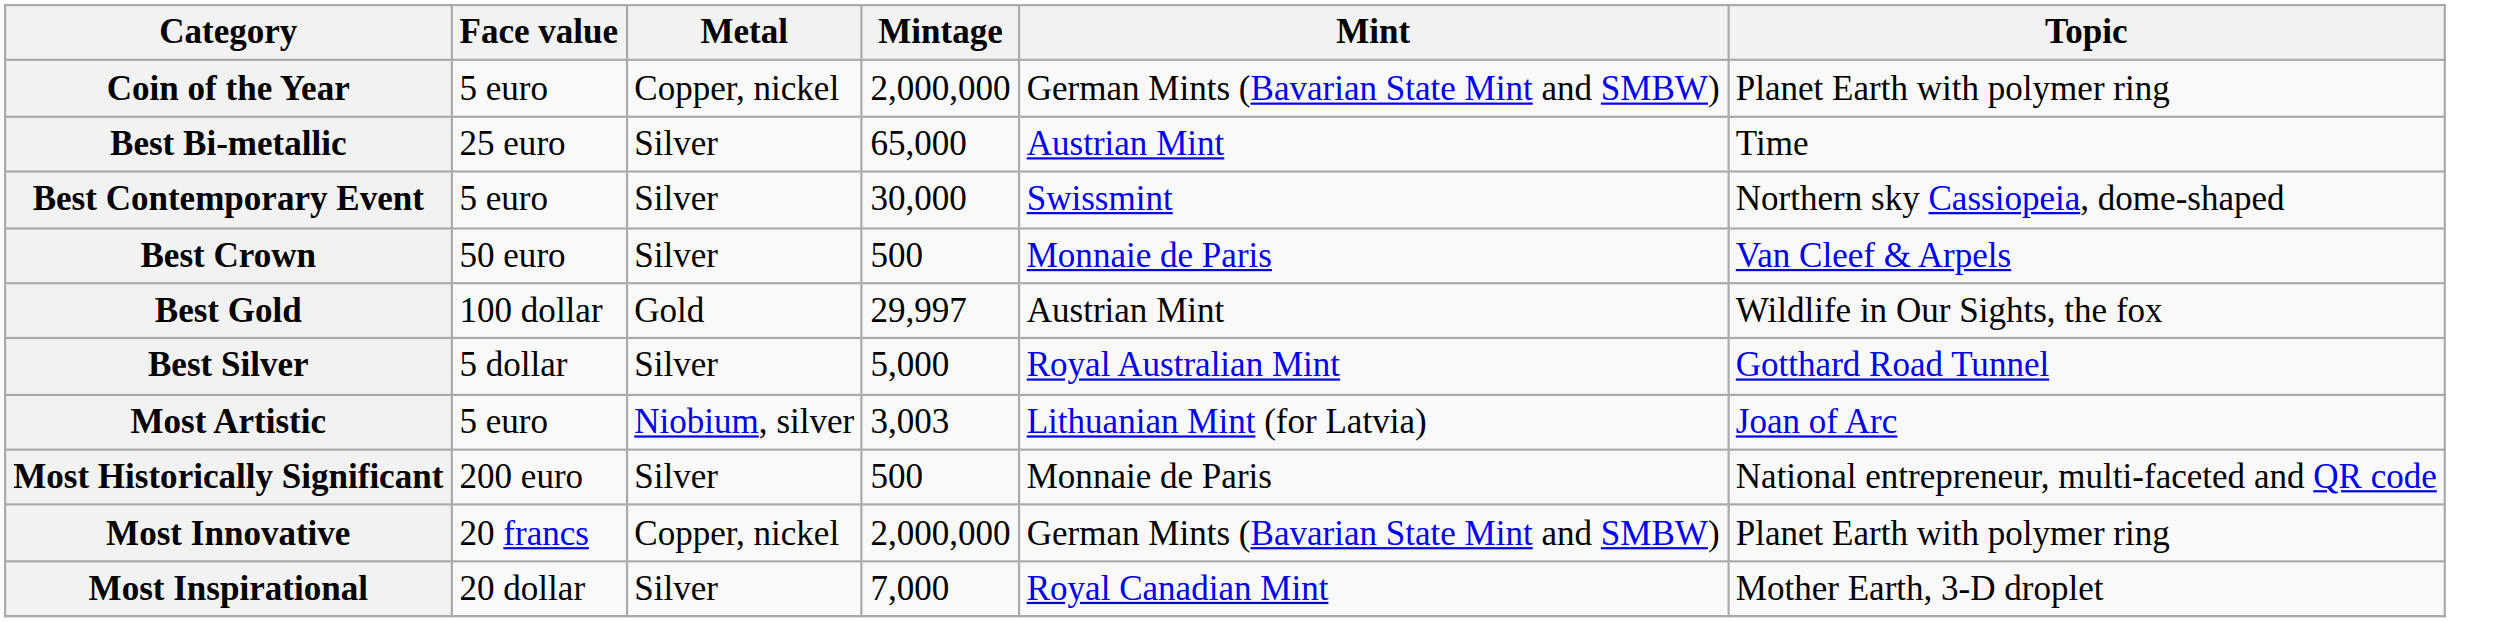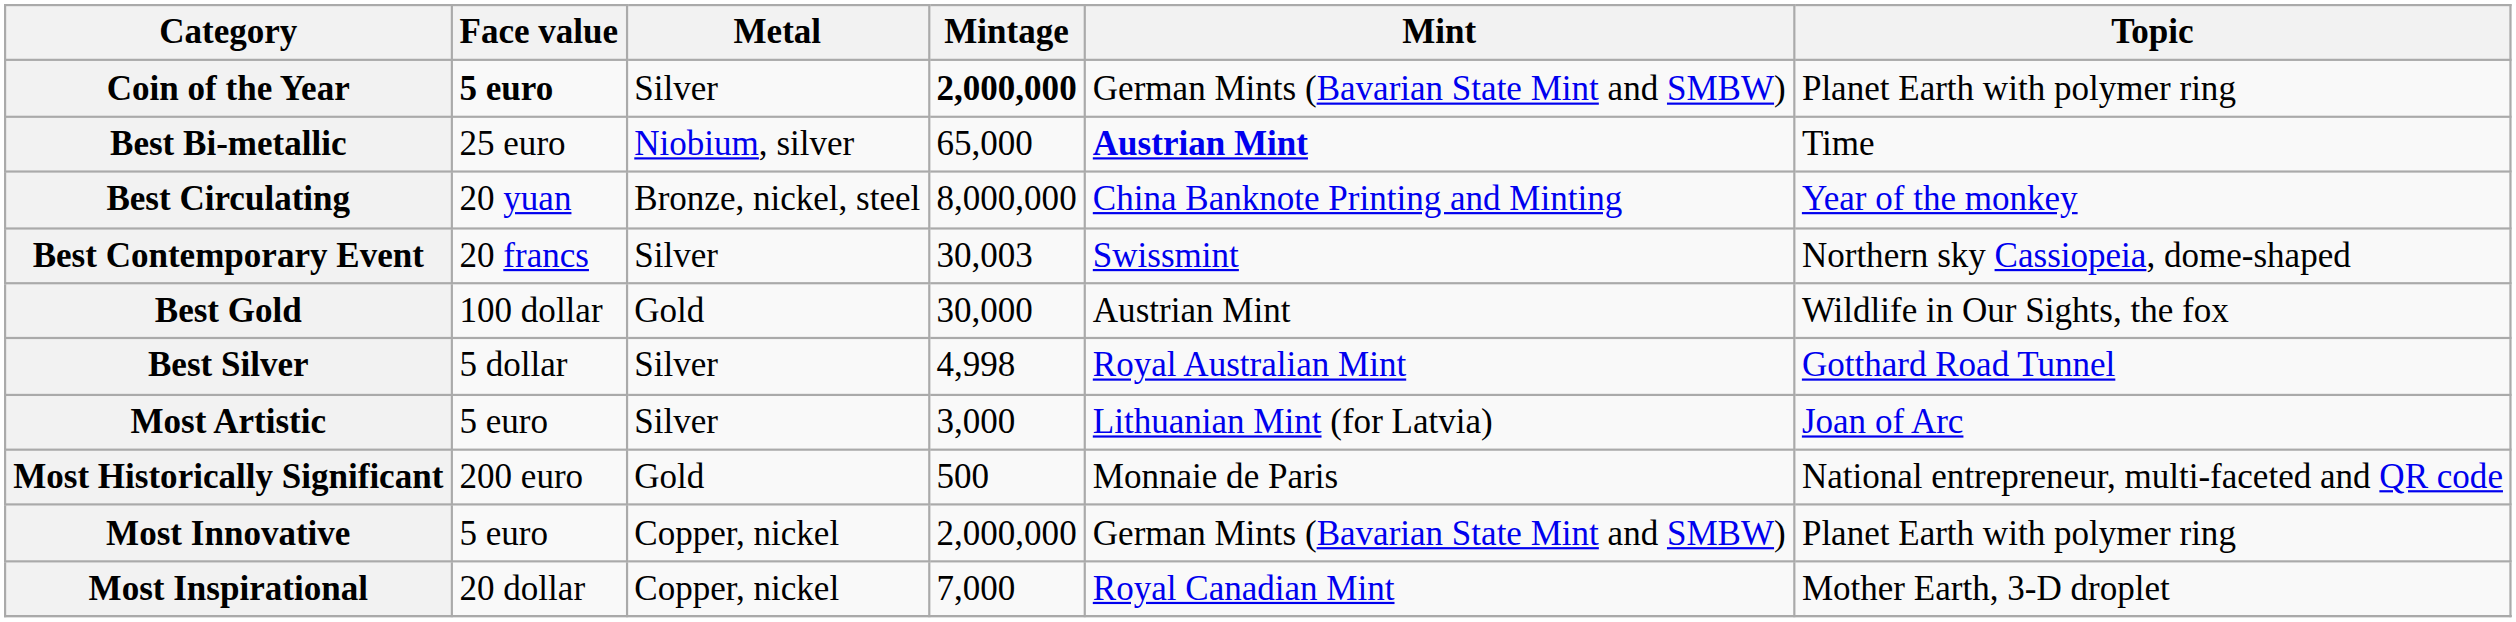(504, 87) normal -> (506, 87) bold
(737, 87) Copper, nickel -> (676, 87) Silver
(940, 87) normal -> (1007, 87) bold
(676, 143) Silver -> (744, 143) Niobium, silver
(1125, 143) normal -> (1200, 143) bold
+ row: (228, 198)
(504, 198) 5 euro -> (524, 254) 20 francs
(919, 198) 30,000 -> (985, 254) 30,003
- row: (228, 254)
(919, 310) 29,997 -> (985, 310) 30,000
(910, 365) 5,000 -> (976, 365) 4,998
(744, 421) Niobium, silver -> (676, 421) Silver
(910, 421) 3,003 -> (976, 421) 3,000
(676, 476) Silver -> (669, 476) Gold
(524, 532) 20 francs -> (504, 532) 5 euro
(676, 587) Silver -> (737, 587) Copper, nickel
